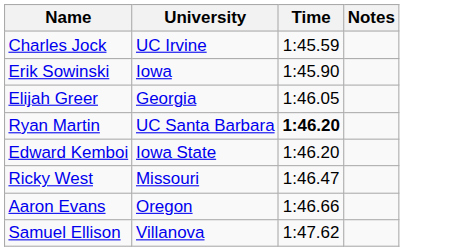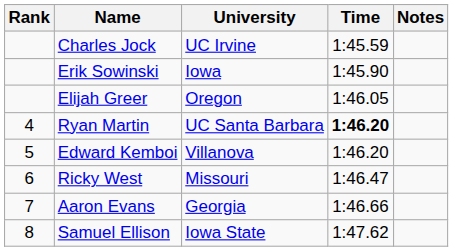+ column: (29, 17)
(166, 98) Georgia -> (214, 98) Oregon
(176, 152) Iowa State -> (220, 152) Villanova
(164, 206) Oregon -> (215, 206) Georgia
(170, 233) Villanova -> (225, 233) Iowa State
